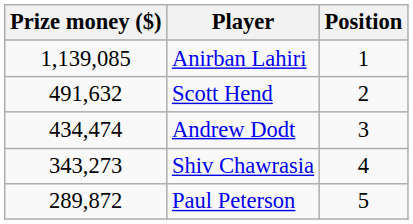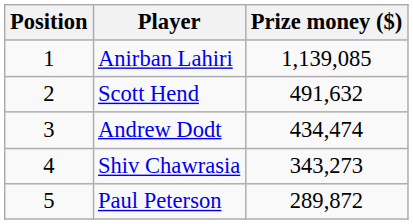columns swapped: (363, 22) <-> (86, 22)
